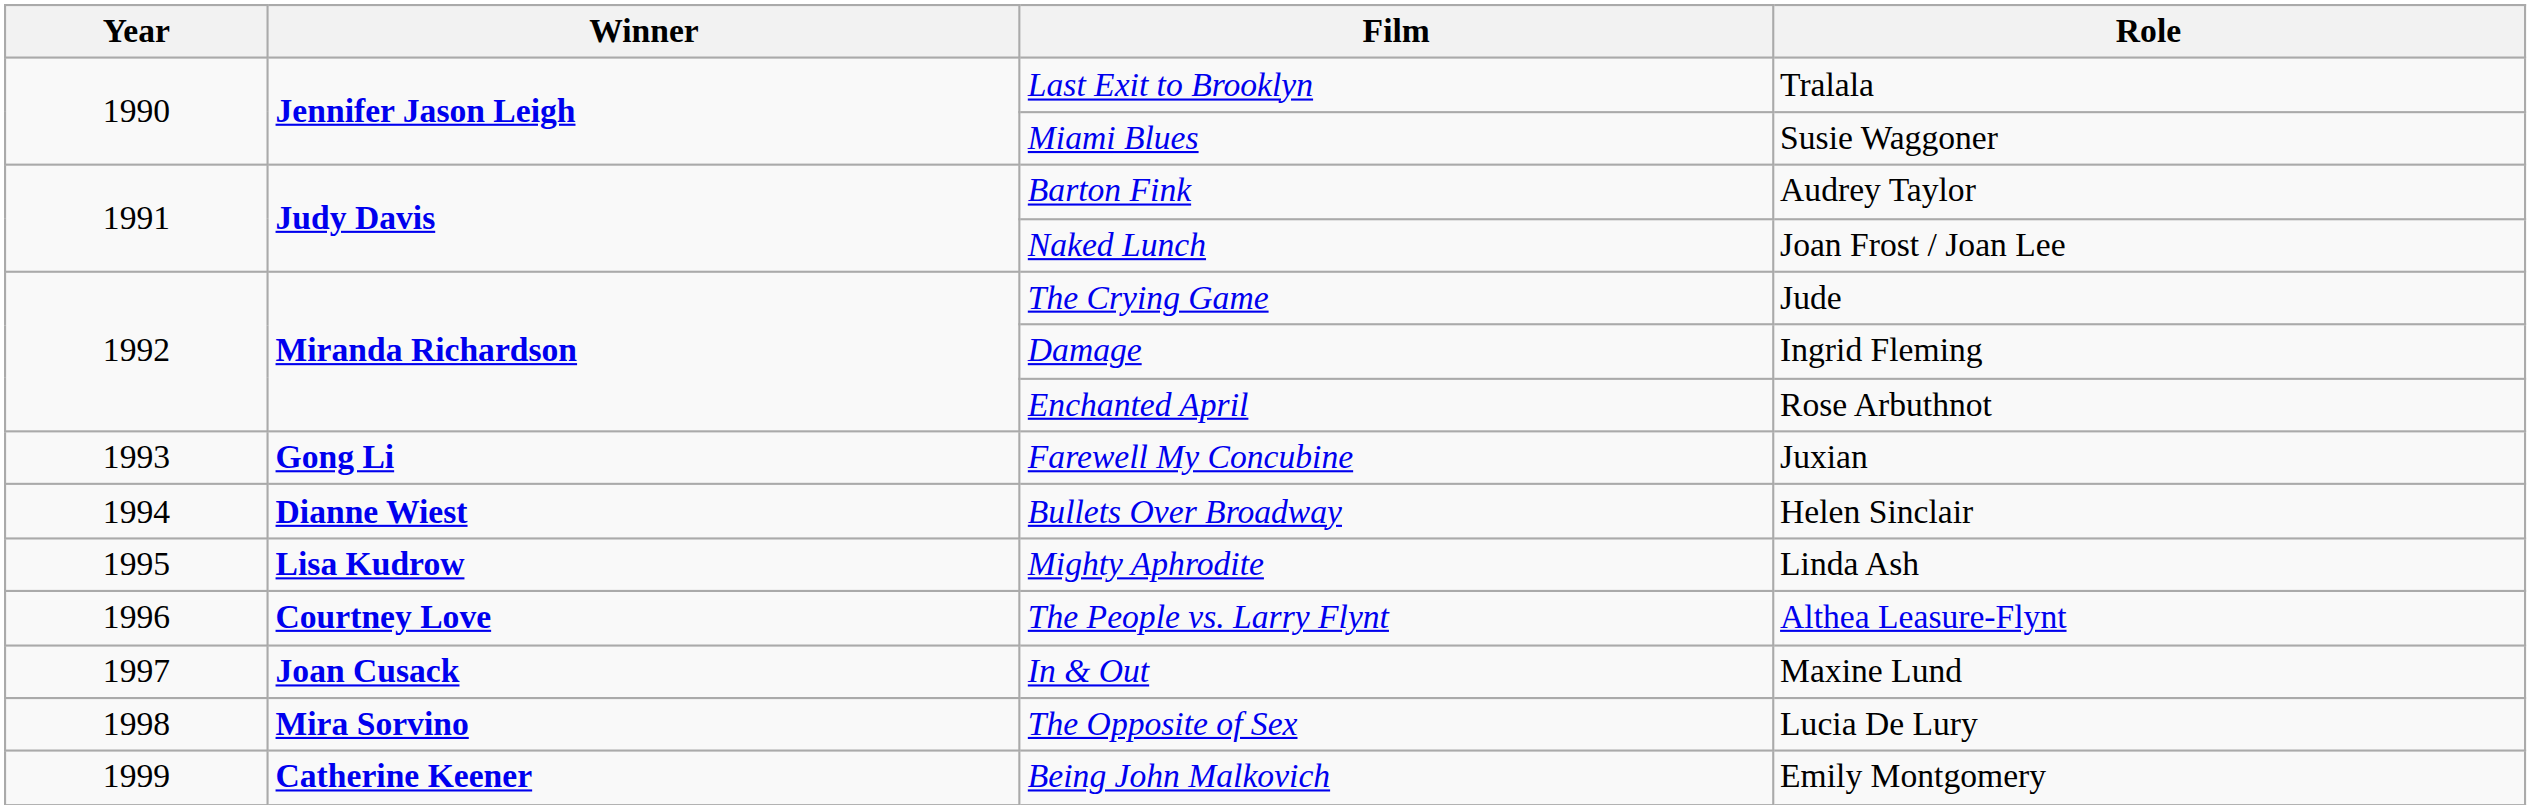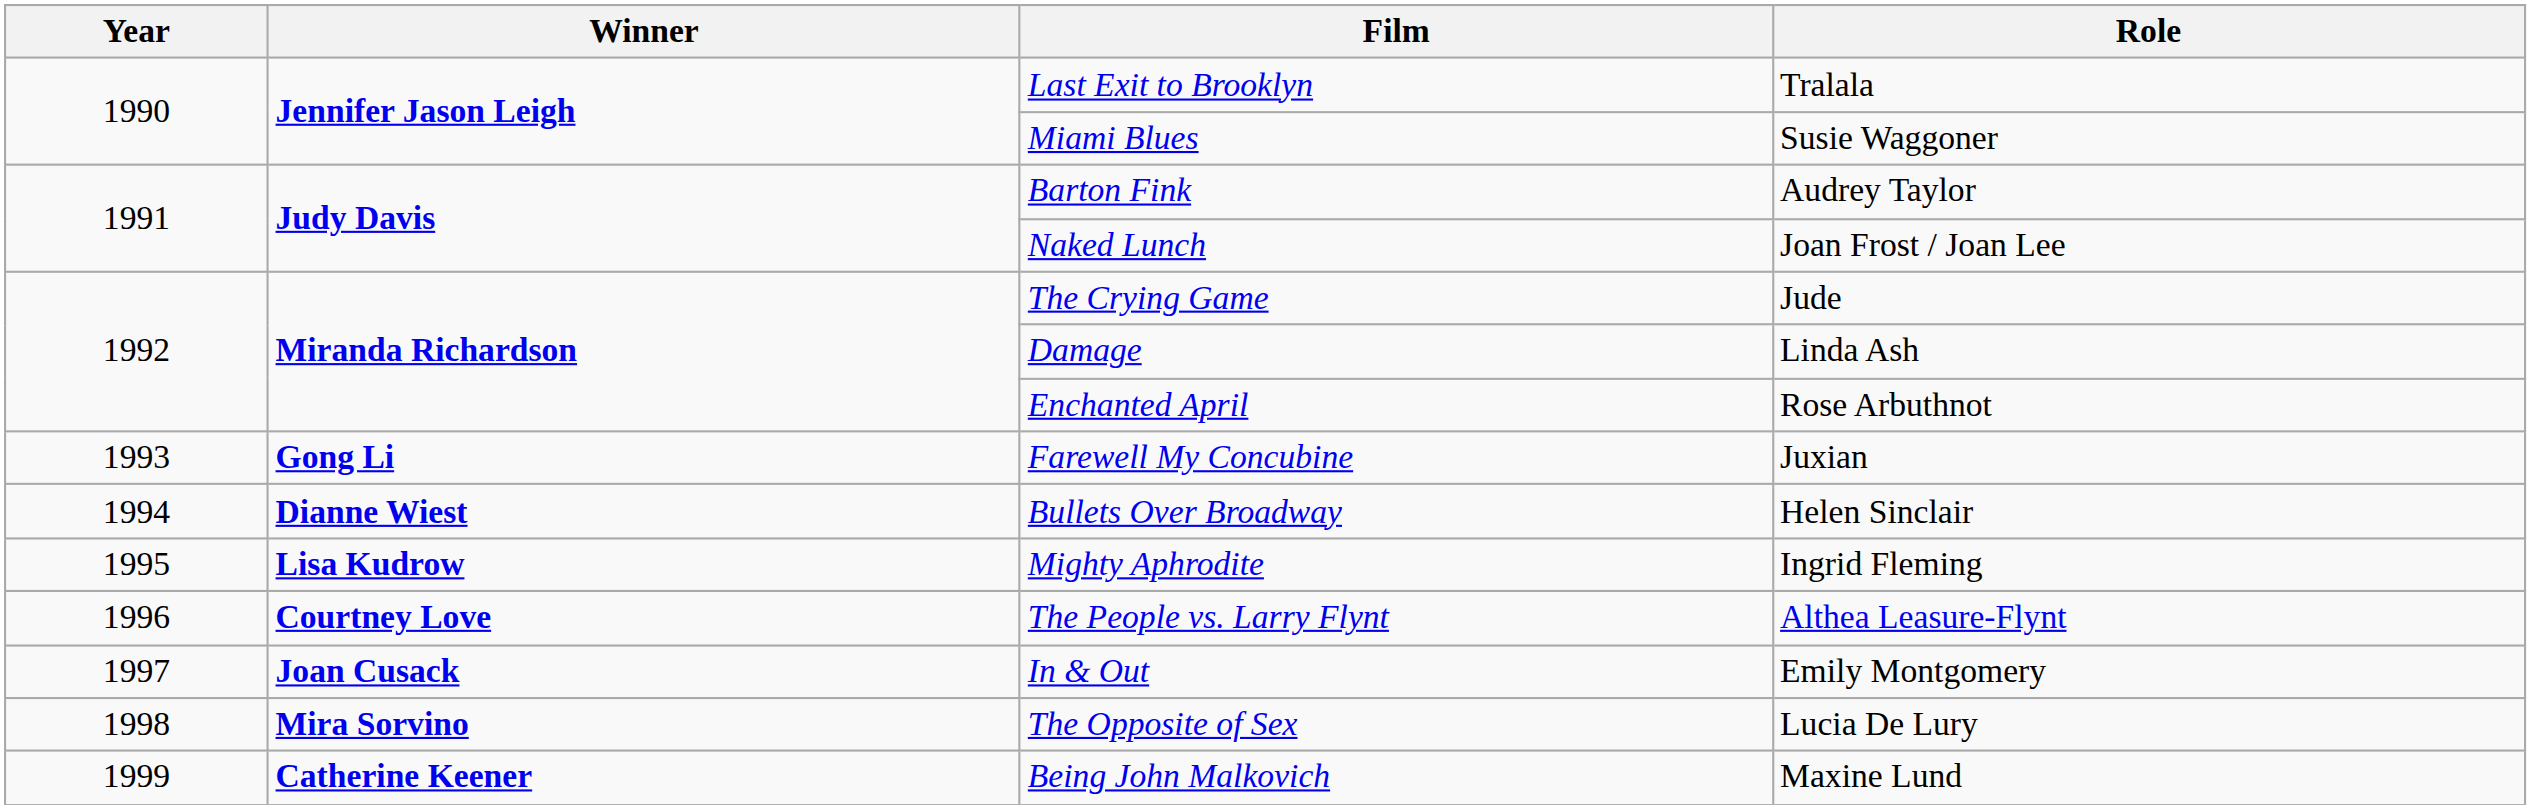(1881, 350) Ingrid Fleming -> (1850, 350) Linda Ash
(1850, 564) Linda Ash -> (1881, 564) Ingrid Fleming
(1871, 670) Maxine Lund -> (1913, 670) Emily Montgomery
(1913, 777) Emily Montgomery -> (1871, 777) Maxine Lund
